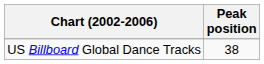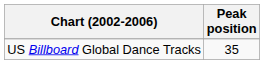(232, 49) 38 -> (232, 49) 35
